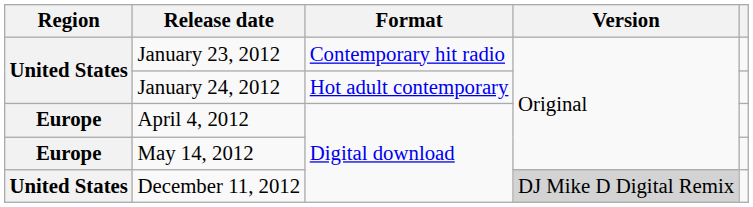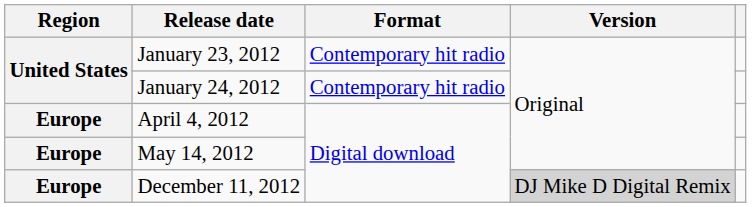(409, 86) Hot adult contemporary -> (407, 86) Contemporary hit radio
(69, 185) United States -> (69, 185) Europe
